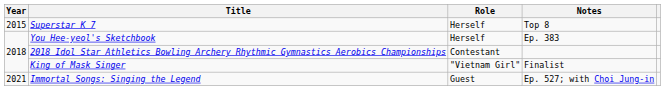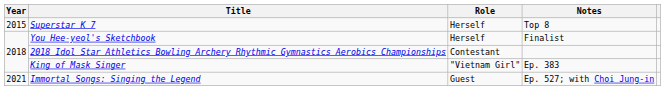(542, 38) Ep. 383 -> (544, 38) Finalist
(544, 65) Finalist -> (542, 65) Ep. 383
